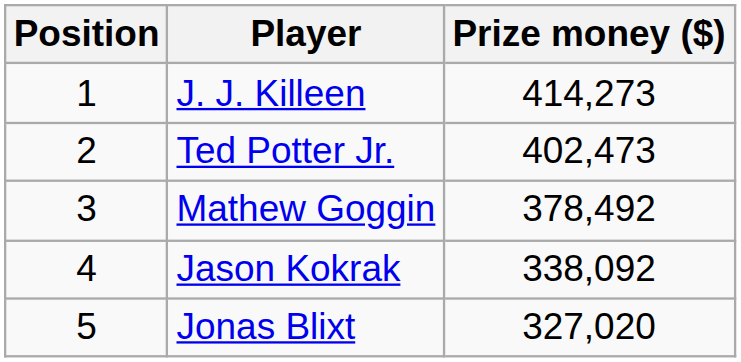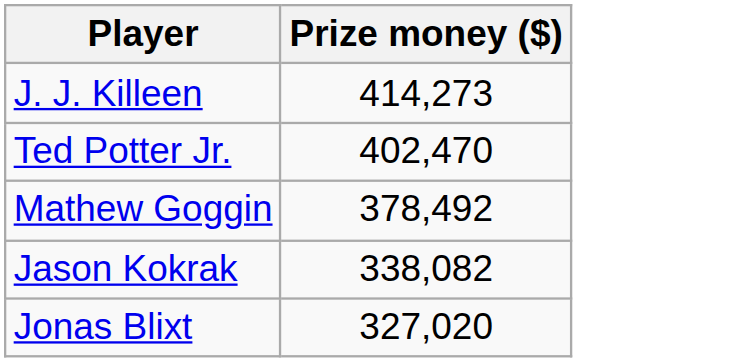- column: (87, 33)
(589, 151) 402,473 -> (426, 151) 402,470
(589, 268) 338,092 -> (426, 268) 338,082
